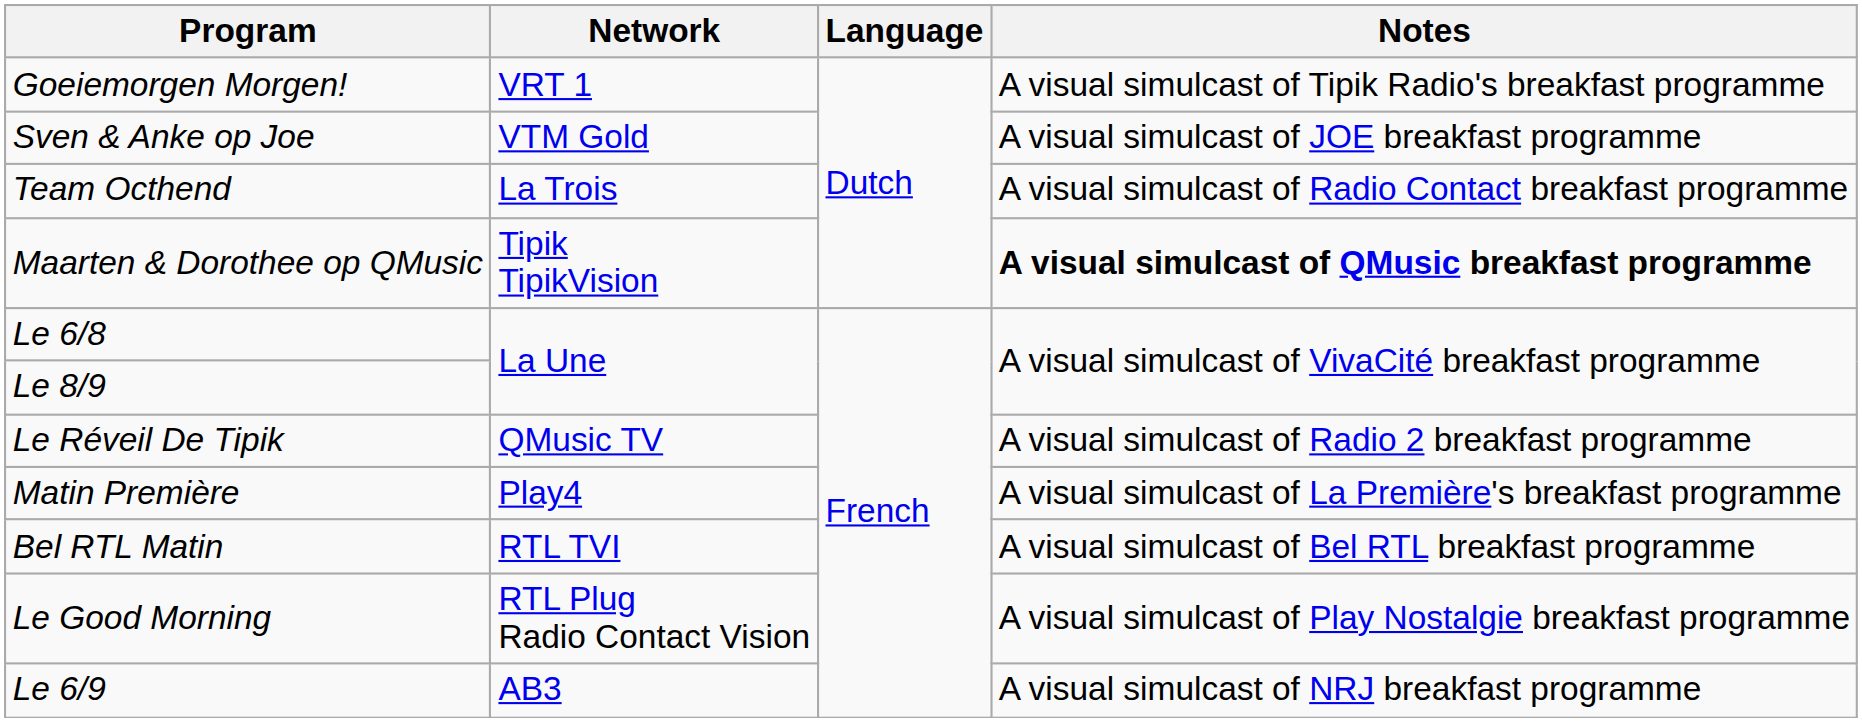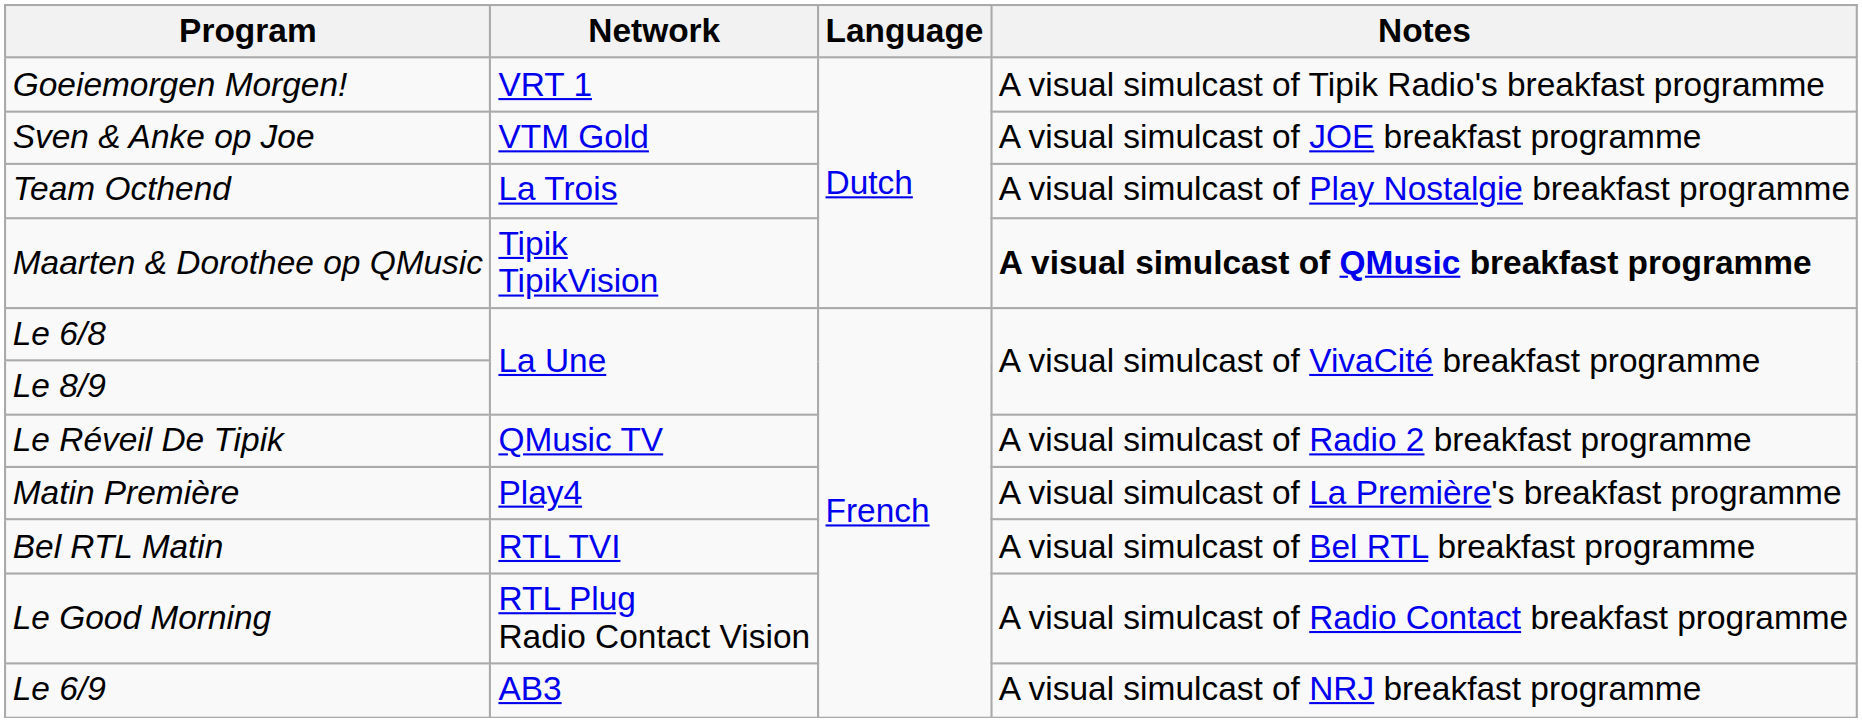(1424, 190) A visual simulcast of Radio Contact breakfast programme -> (1424, 190) A visual simulcast of Play Nostalgie breakfast programme
(1424, 617) A visual simulcast of Play Nostalgie breakfast programme -> (1424, 617) A visual simulcast of Radio Contact breakfast programme
